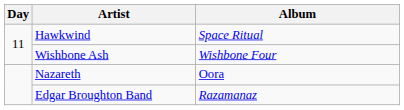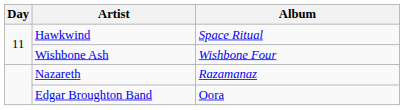(211, 74) Oora -> (228, 74) Razamanaz
(228, 94) Razamanaz -> (211, 94) Oora
